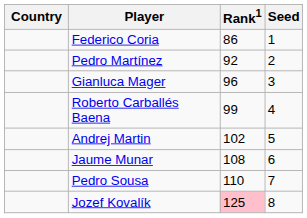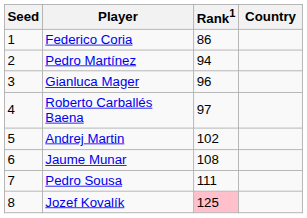columns swapped: (37, 16) <-> (284, 16)
(230, 60) 92 -> (204, 60) 94
(230, 110) 99 -> (204, 110) 97
(234, 180) 110 -> (207, 180) 111
